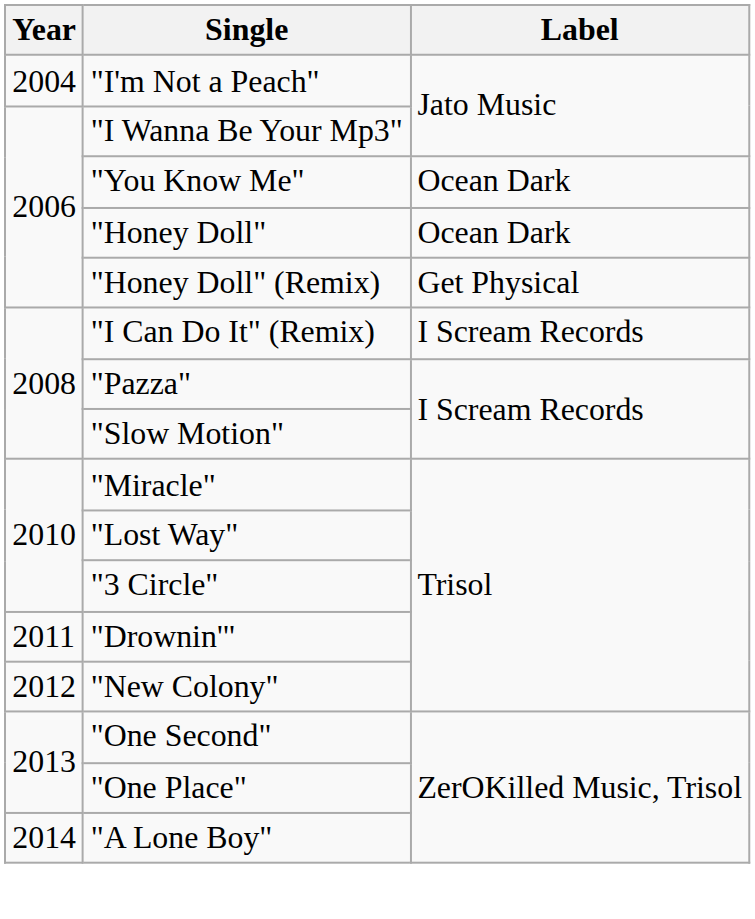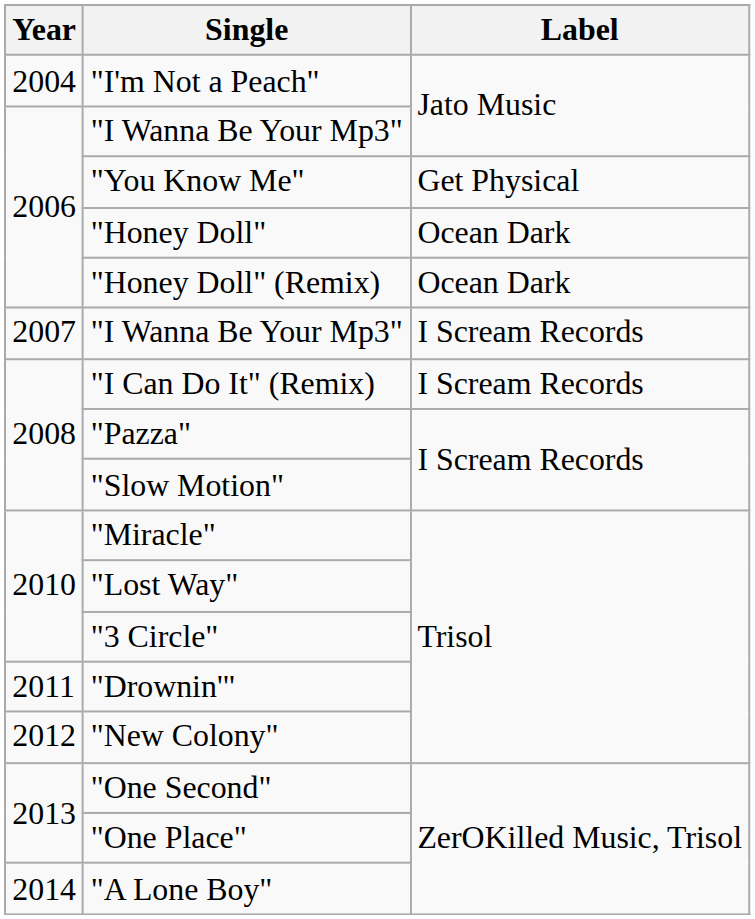(494, 181) Ocean Dark -> (498, 181) Get Physical
(498, 282) Get Physical -> (494, 282) Ocean Dark
+ row: (44, 332)
